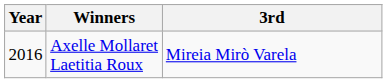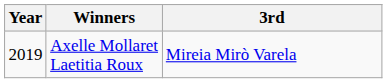(25, 54) 2016 -> (25, 54) 2019
